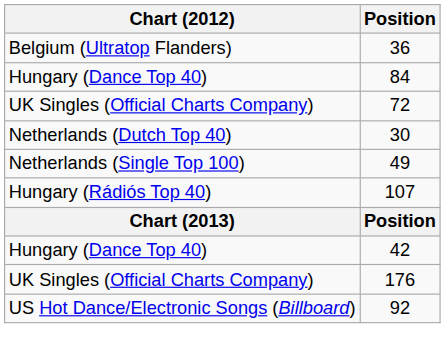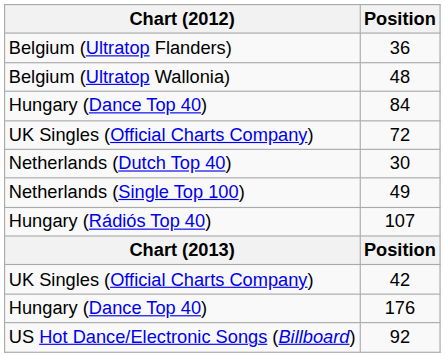+ row: (400, 76)
(108, 250) Hungary (Dance Top 40) -> (161, 279) UK Singles (Official Charts Company)
(161, 279) UK Singles (Official Charts Company) -> (108, 308) Hungary (Dance Top 40)
